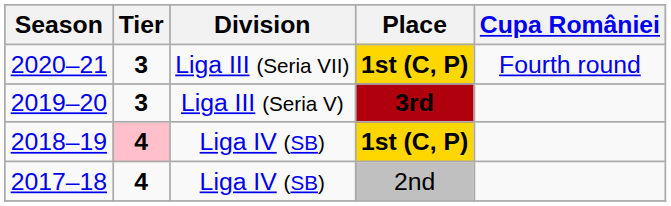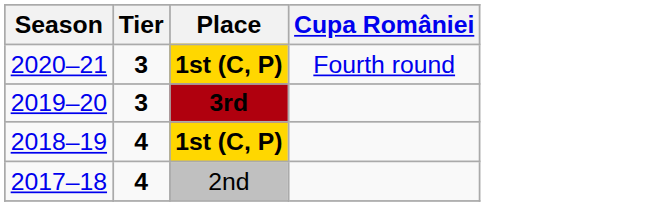- column: (262, 25)
(141, 142) pink background -> (141, 142) no background
